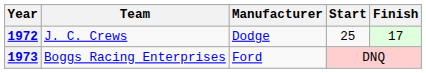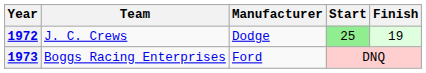(348, 36) no background -> (348, 36) lightgreen background
(396, 36) 17 -> (396, 36) 19
